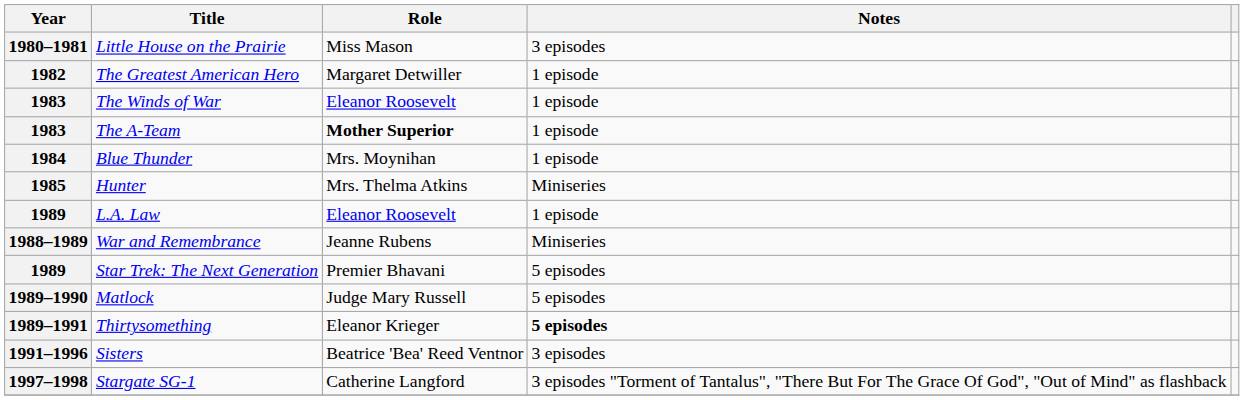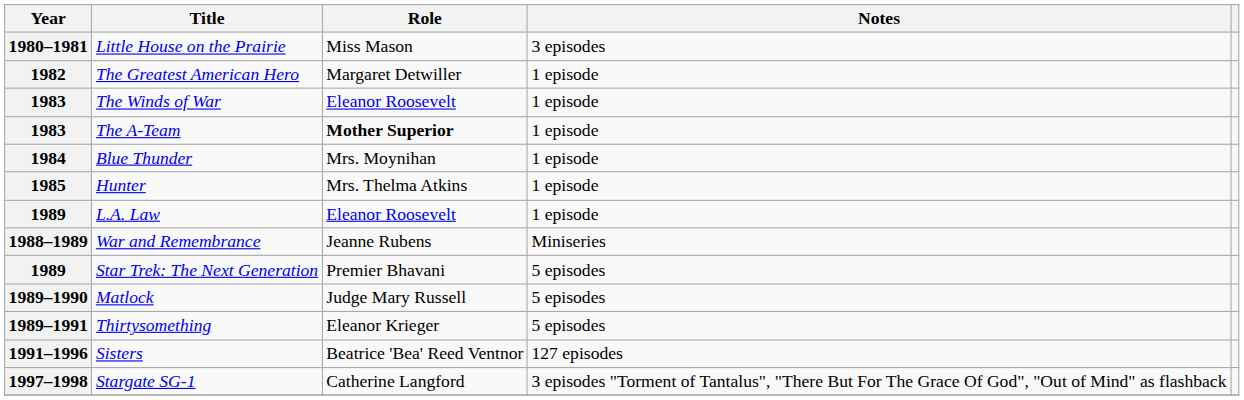(569, 185) Miniseries -> (565, 185) 1 episode
(569, 325) bold -> (568, 325) normal
(568, 353) 3 episodes -> (577, 353) 127 episodes
